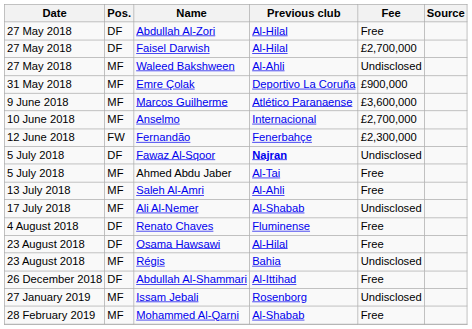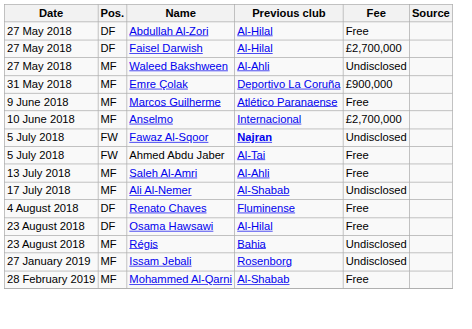(389, 102) £3,600,000 -> (357, 102) Free
- row: (163, 137)
(115, 155) DF -> (109, 137) FW
(115, 173) MF -> (109, 155) FW
- row: (192, 279)
